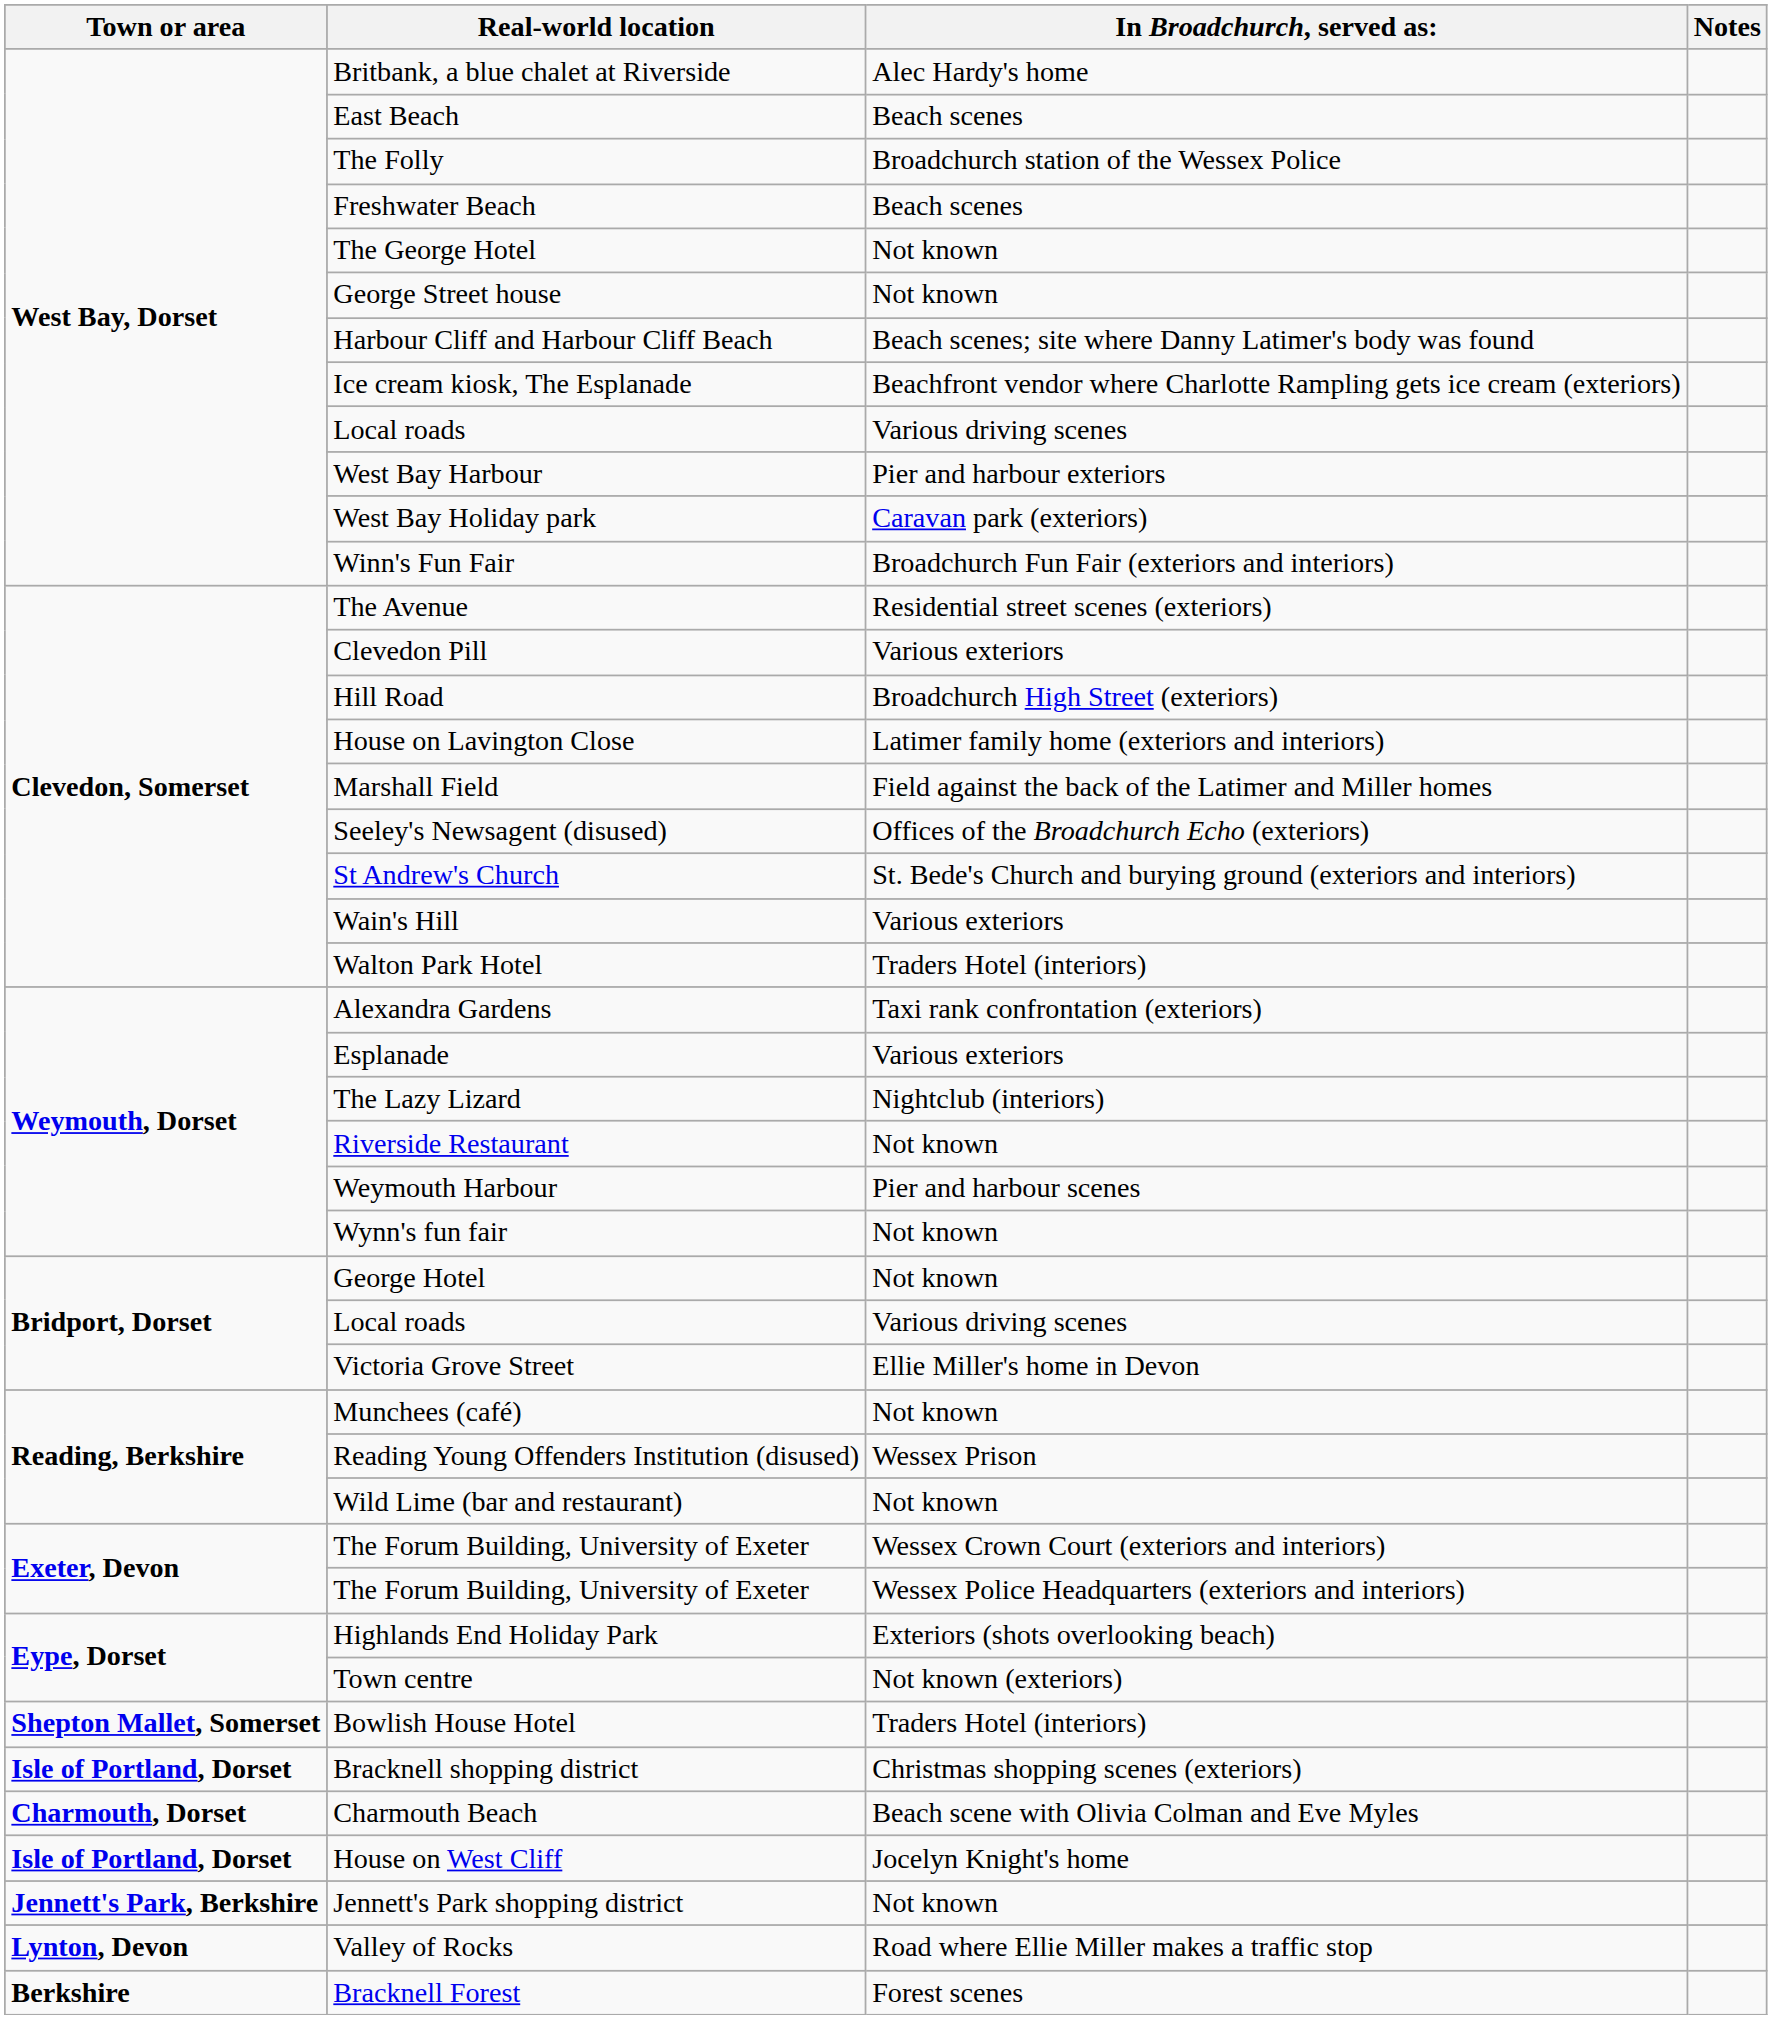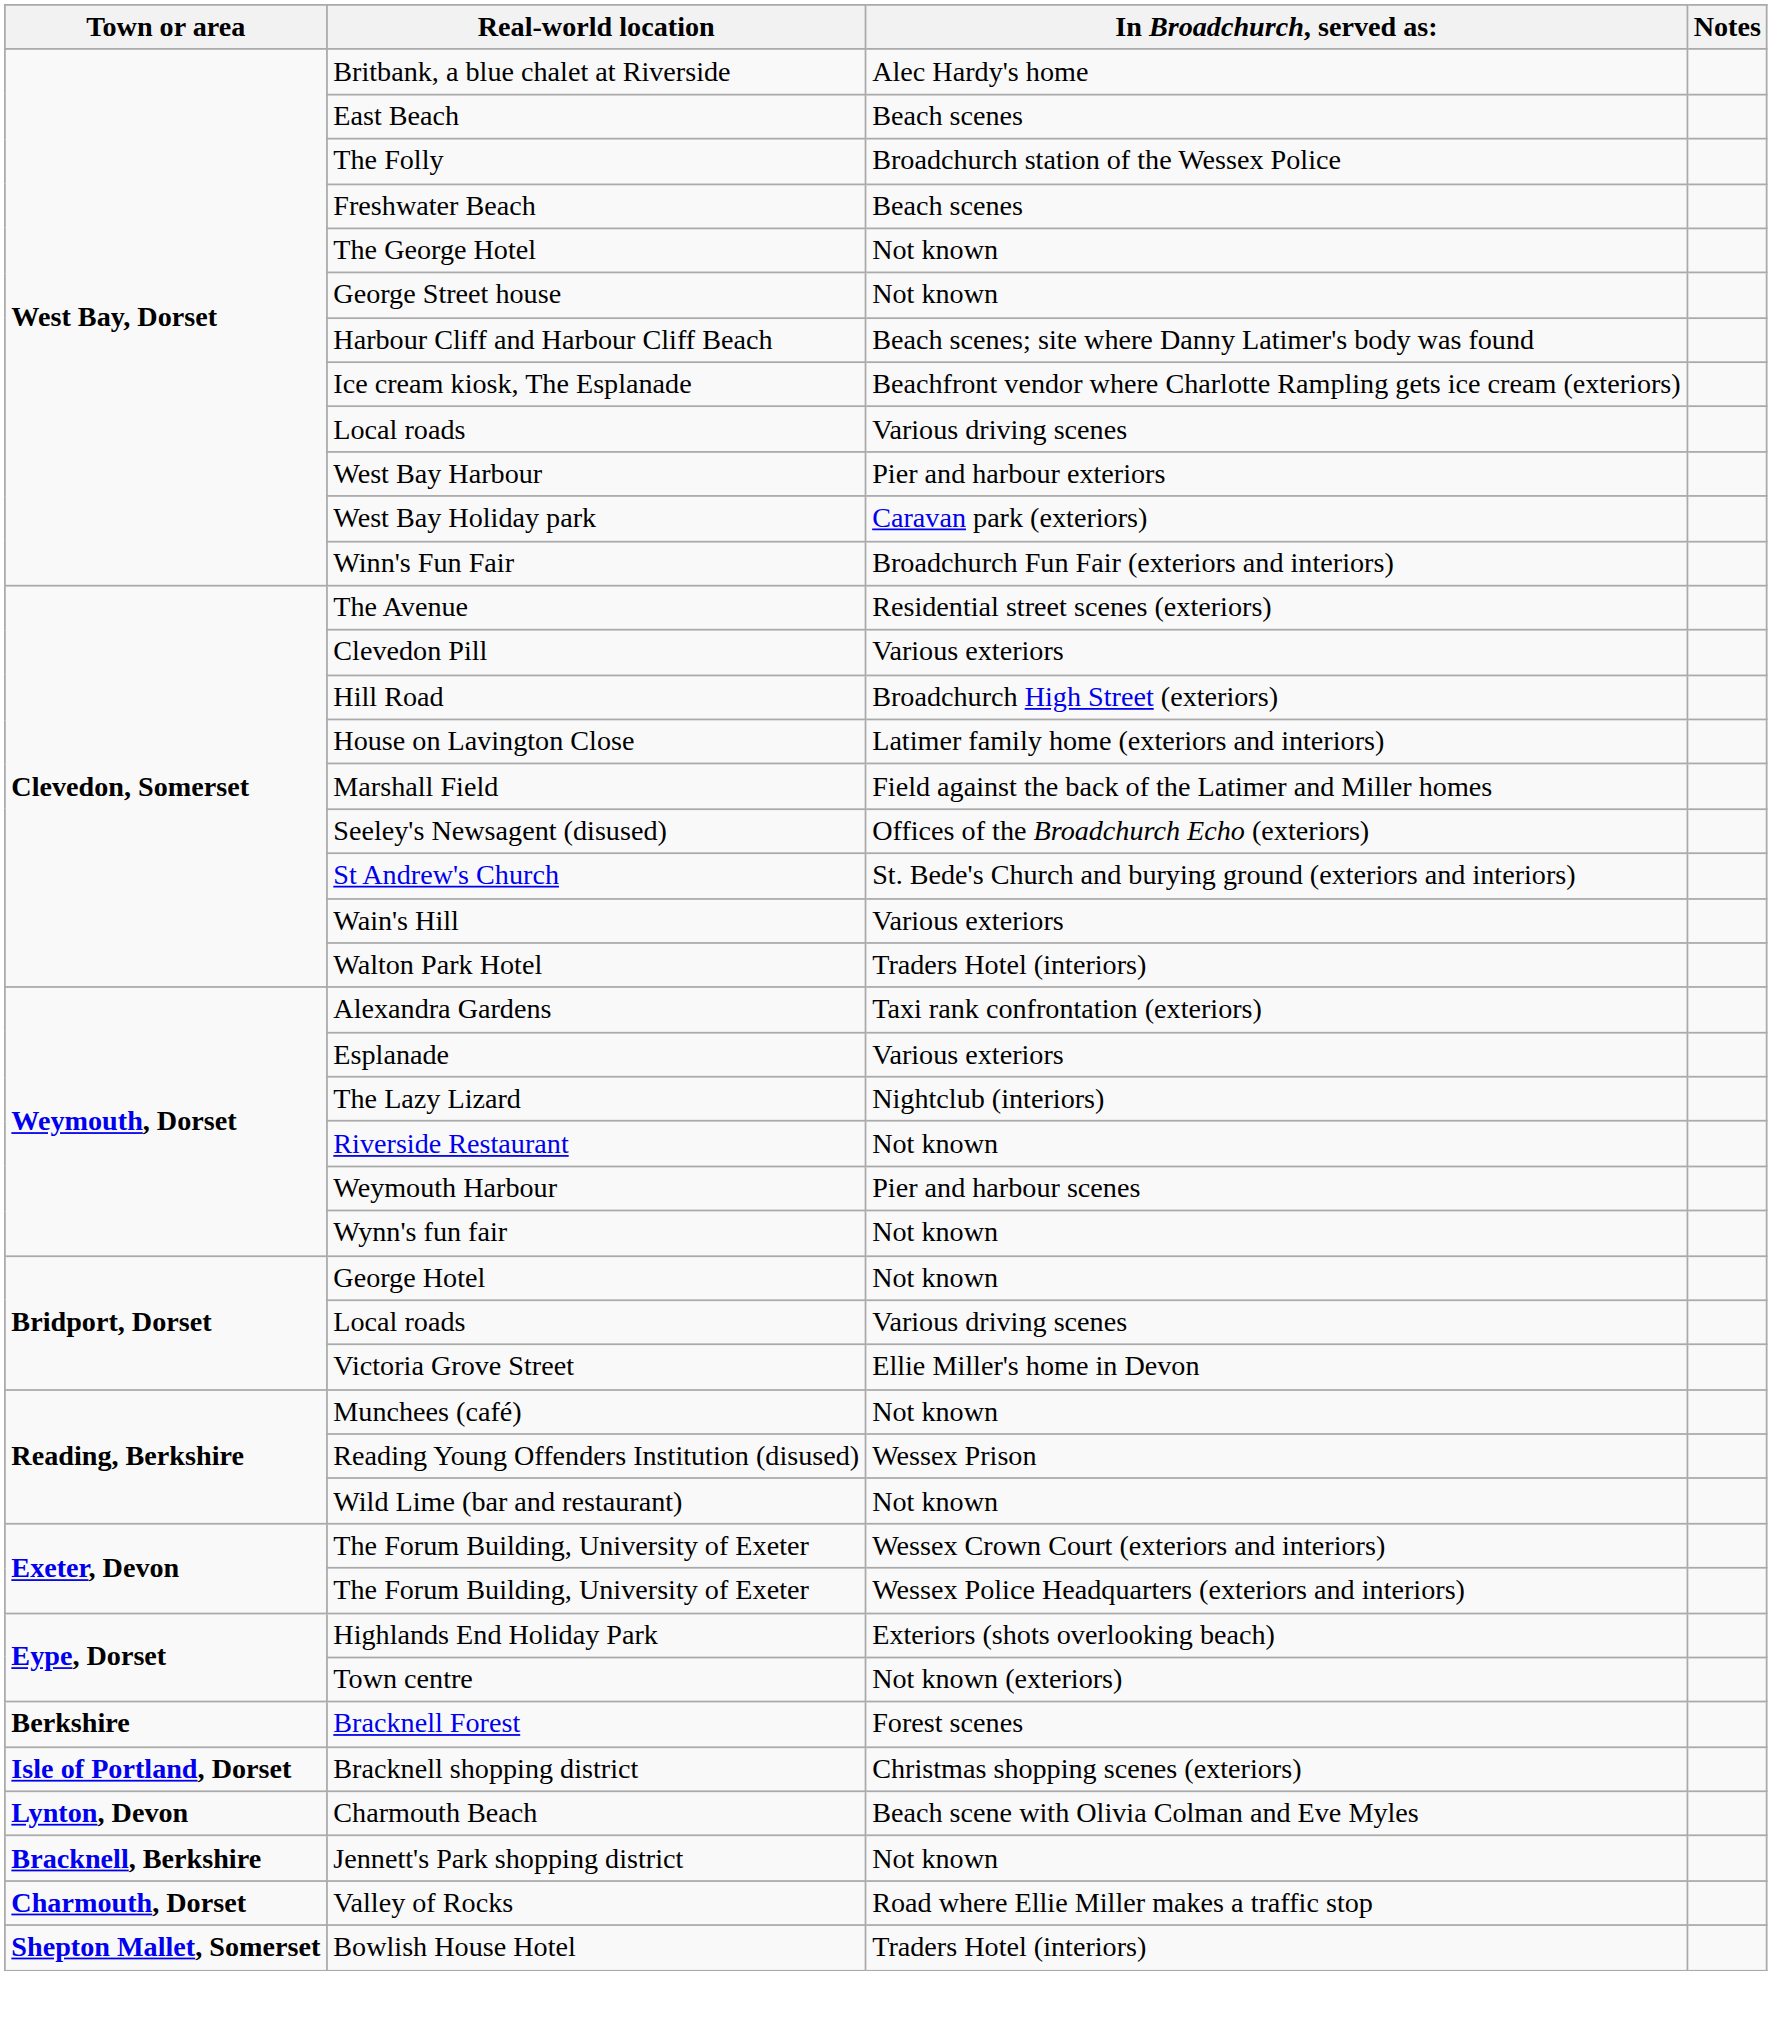rows swapped: (427, 1991) <-> (455, 1723)
(129, 1813) Charmouth, Dorset -> (100, 1813) Lynton, Devon
- row: (448, 1857)
(165, 1902) Jennett's Park, Berkshire -> (136, 1857) Bracknell, Berkshire
(100, 1947) Lynton, Devon -> (129, 1902) Charmouth, Dorset
